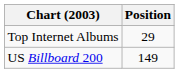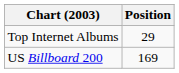(148, 57) 149 -> (148, 57) 169
